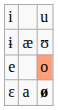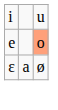- row: (10, 42)
(44, 92) bold -> (41, 67) normal
